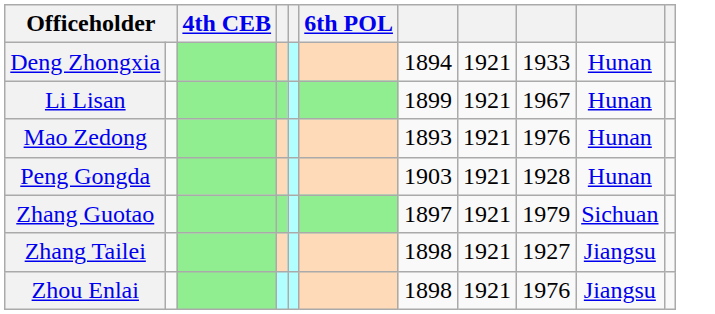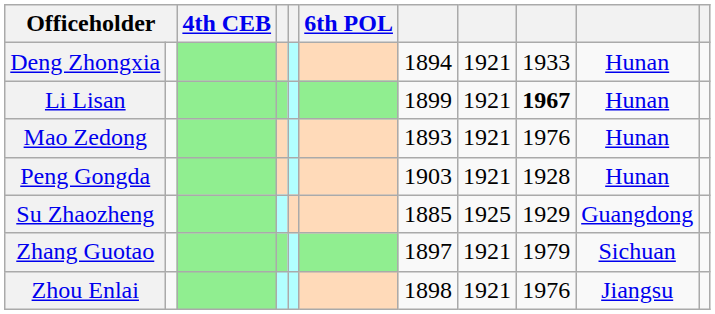(546, 99) normal -> (546, 99) bold
+ row: (85, 213)
- row: (85, 251)
